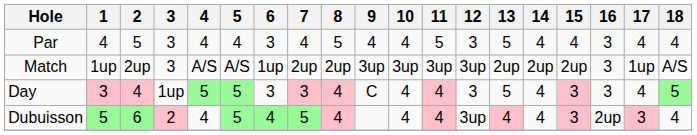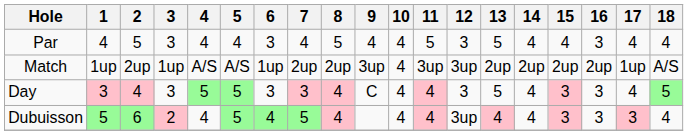(171, 67) 3 -> (171, 67) 1up
(405, 67) 3up -> (401, 67) 4
(608, 67) 3 -> (599, 67) 2up
(171, 92) 1up -> (171, 92) 3
(608, 117) 2up -> (599, 117) 3
